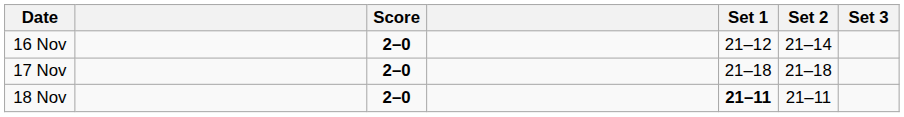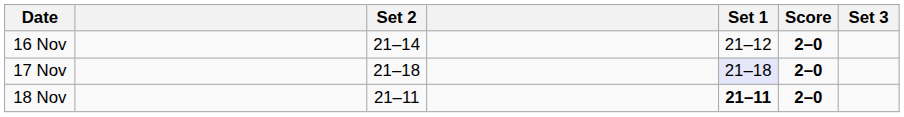columns swapped: (397, 17) <-> (808, 17)
(748, 71) no background -> (748, 71) lavender background
